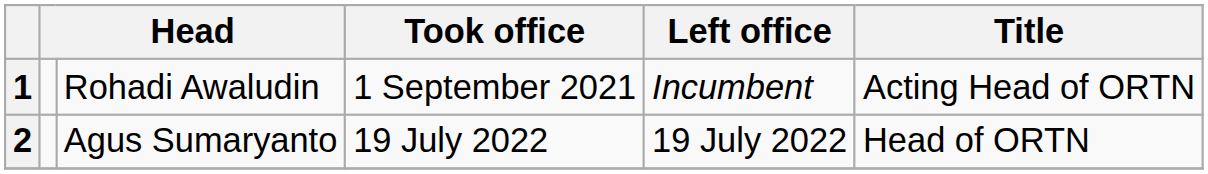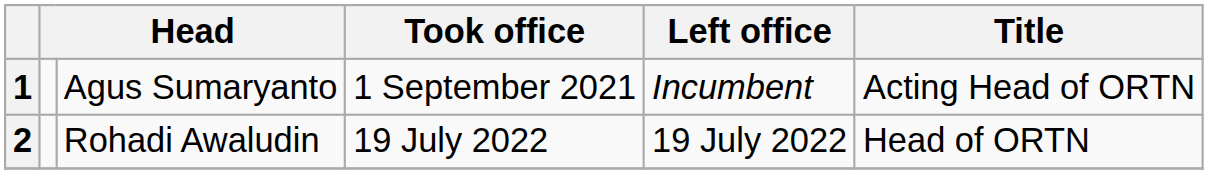(192, 86) Rohadi Awaludin -> (201, 86) Agus Sumaryanto
(201, 140) Agus Sumaryanto -> (192, 140) Rohadi Awaludin
